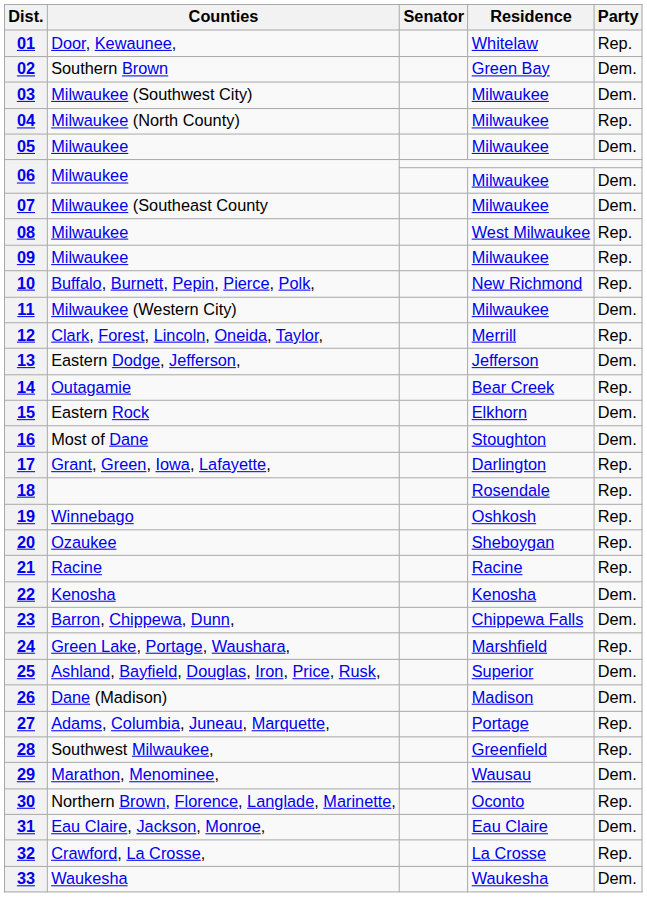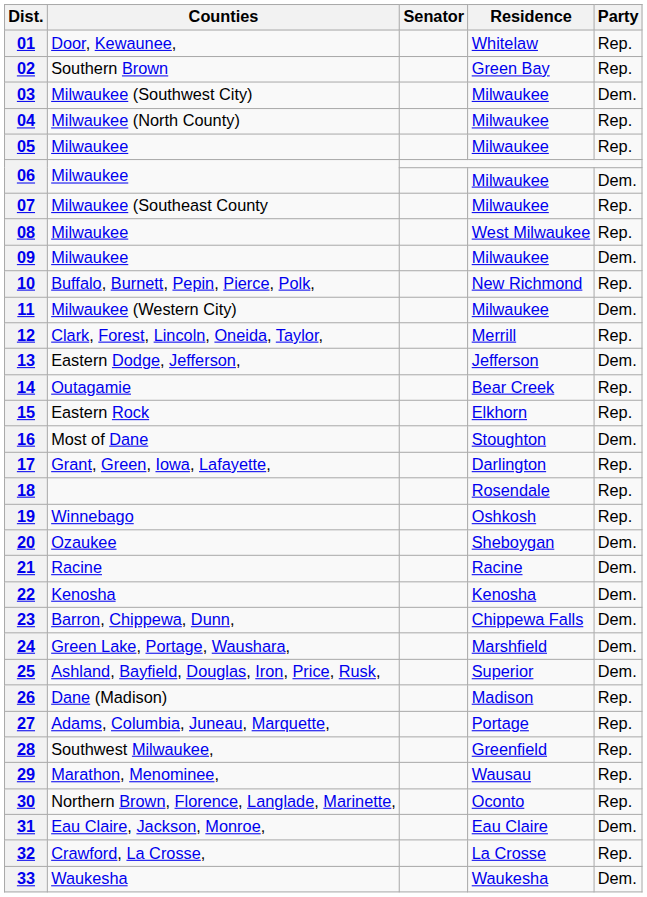(617, 69) Dem. -> (615, 69) Rep.
(617, 146) Dem. -> (615, 146) Rep.
(617, 206) Dem. -> (615, 206) Rep.
(615, 257) Rep. -> (617, 257) Dem.
(617, 413) Dem. -> (615, 413) Rep.
(615, 542) Rep. -> (617, 542) Dem.
(615, 568) Rep. -> (617, 568) Dem.
(615, 646) Rep. -> (617, 646) Dem.
(617, 697) Dem. -> (615, 697) Rep.
(617, 775) Dem. -> (615, 775) Rep.
